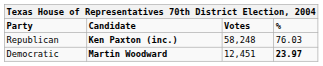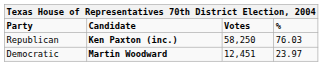(240, 40) 58,248 -> (240, 40) 58,250
(289, 54) bold -> (289, 54) normal
